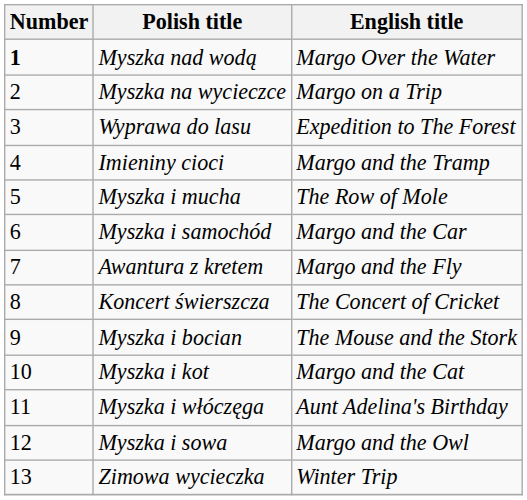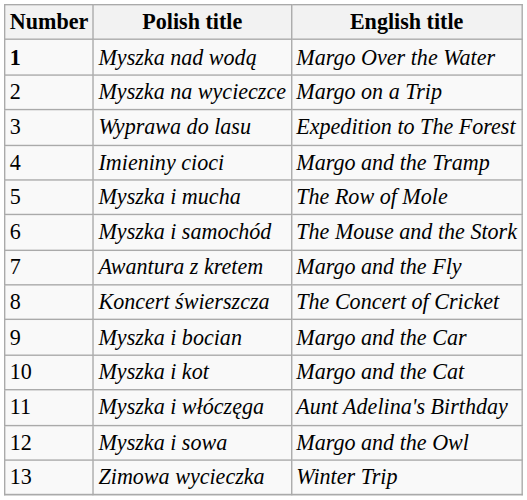(381, 232) Margo and the Car -> (407, 232) The Mouse and the Stork
(407, 337) The Mouse and the Stork -> (381, 337) Margo and the Car
